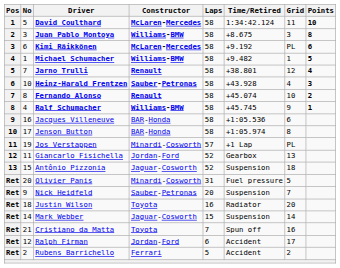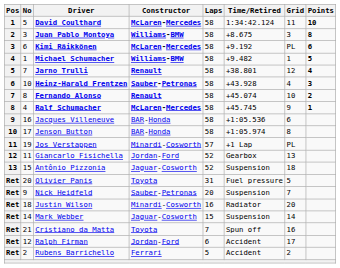(157, 108) Williams-BMW -> (166, 108) McLaren-Mercedes
(166, 181) Minardi-Cosworth -> (144, 181) Toyota
(144, 205) Toyota -> (166, 205) Minardi-Cosworth
